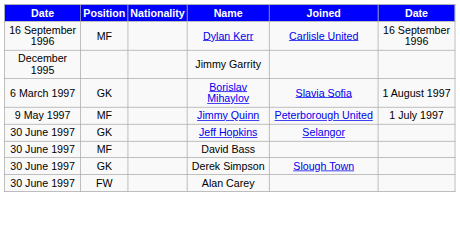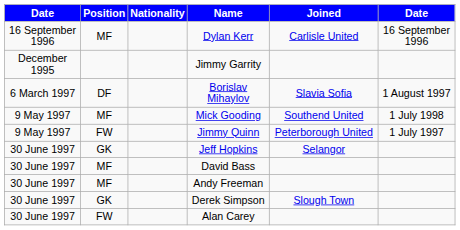(104, 93) GK -> (104, 93) DF
+ row: (228, 116)
(104, 116) MF -> (104, 133) FW
+ row: (228, 183)
